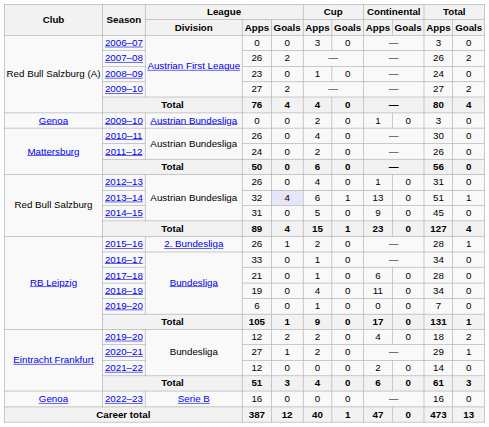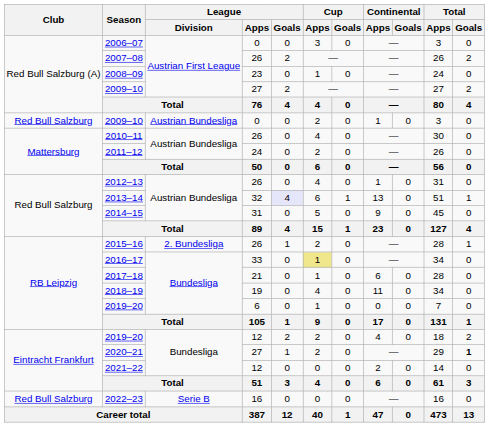(53, 120) Genoa -> (53, 120) Red Bull Salzburg
(317, 259) no background -> (317, 259) khaki background
(469, 352) normal -> (469, 352) bold
(53, 399) Genoa -> (53, 399) Red Bull Salzburg
